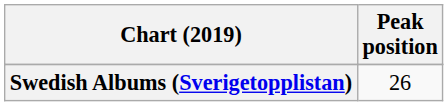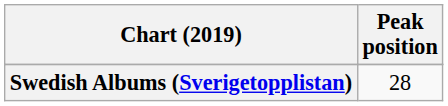(400, 82) 26 -> (400, 82) 28
